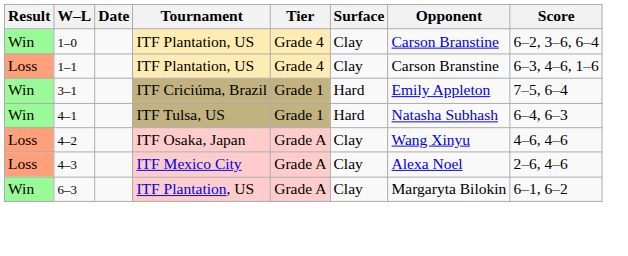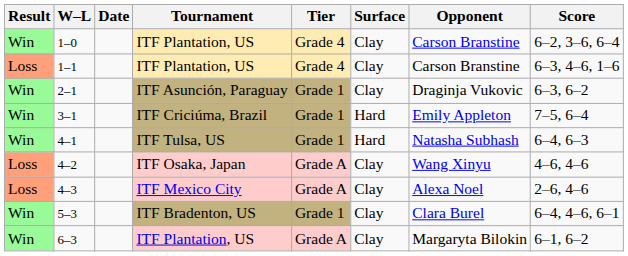+ row: (67, 91)
+ row: (67, 214)
